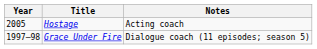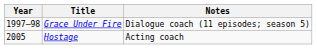rows swapped: (83, 37) <-> (61, 24)
